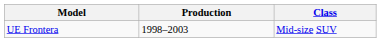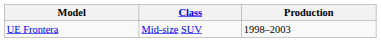columns swapped: (325, 12) <-> (207, 12)
